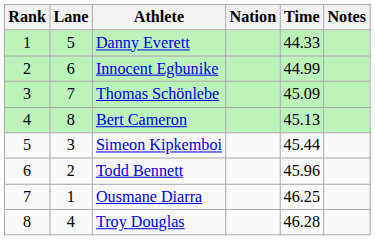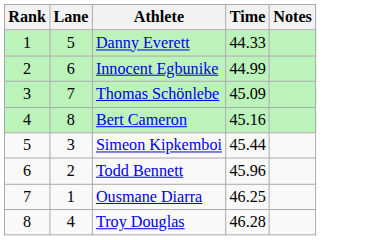- column: (253, 17)
(302, 119) 45.13 -> (248, 119) 45.16
